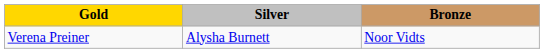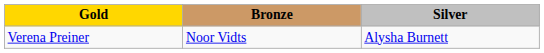columns swapped: (272, 15) <-> (450, 15)
